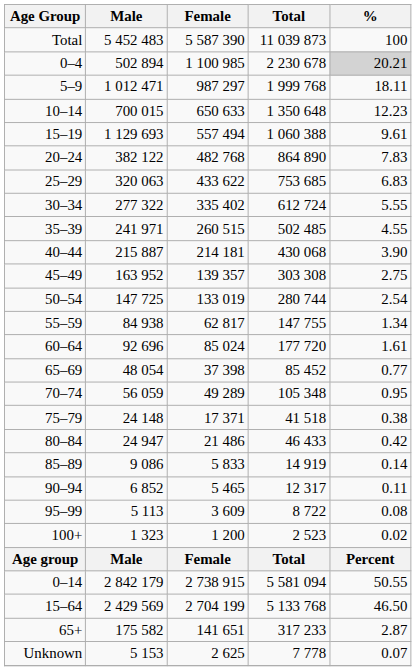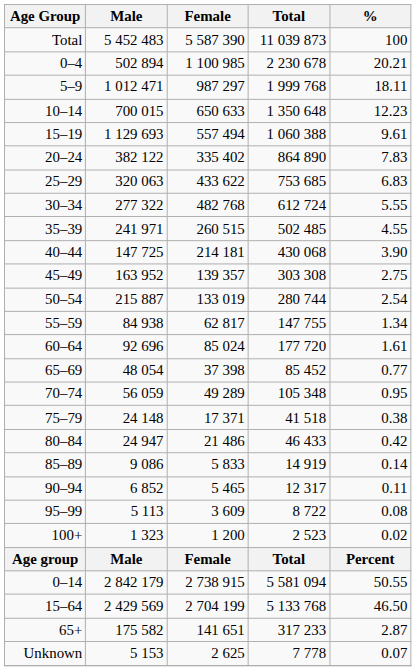(391, 63) lightgrey background -> (391, 63) no background
(221, 157) 482 768 -> (221, 157) 335 402
(221, 205) 335 402 -> (221, 205) 482 768
(139, 252) 215 887 -> (139, 252) 147 725
(139, 299) 147 725 -> (139, 299) 215 887
